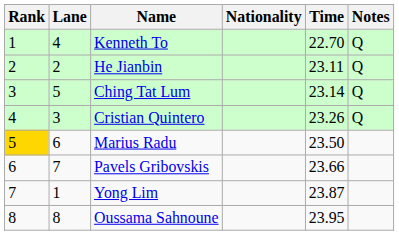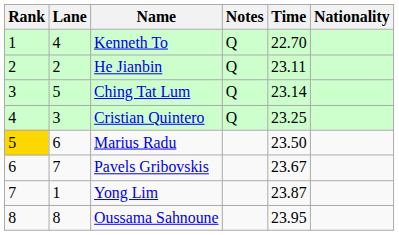columns swapped: (264, 17) <-> (371, 17)
(327, 117) 23.26 -> (289, 117) 23.25
(327, 167) 23.66 -> (289, 167) 23.67
